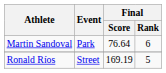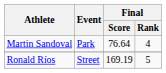(148, 44) 6 -> (148, 44) 4
